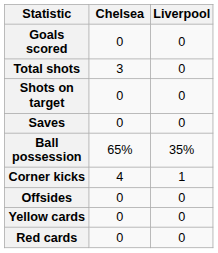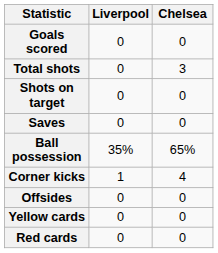columns swapped: (120, 14) <-> (182, 14)
